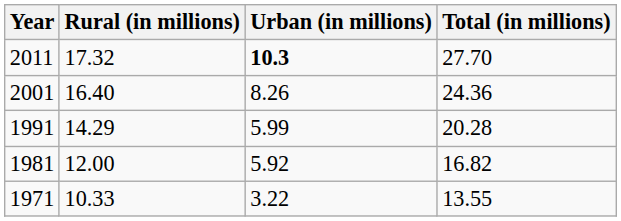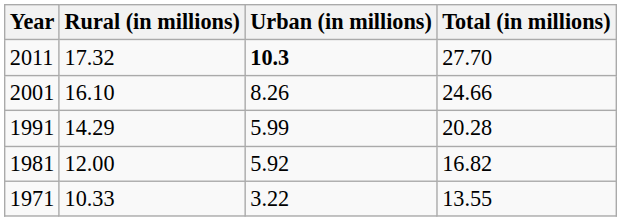(90, 92) 16.40 -> (90, 92) 16.10
(467, 92) 24.36 -> (467, 92) 24.66
